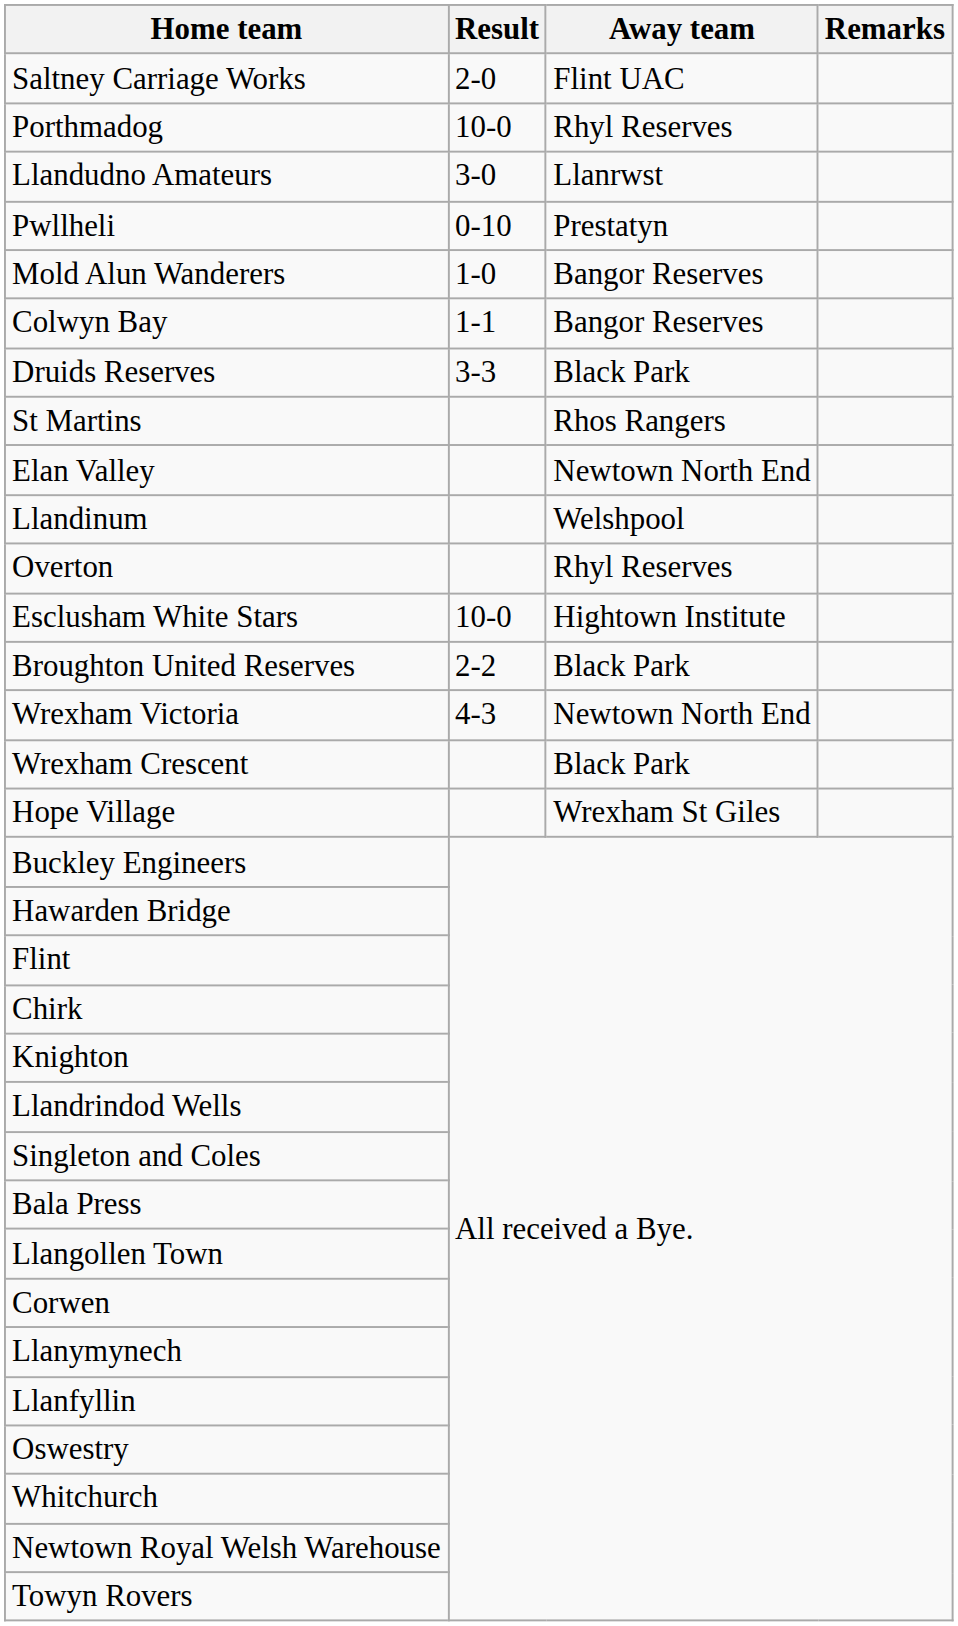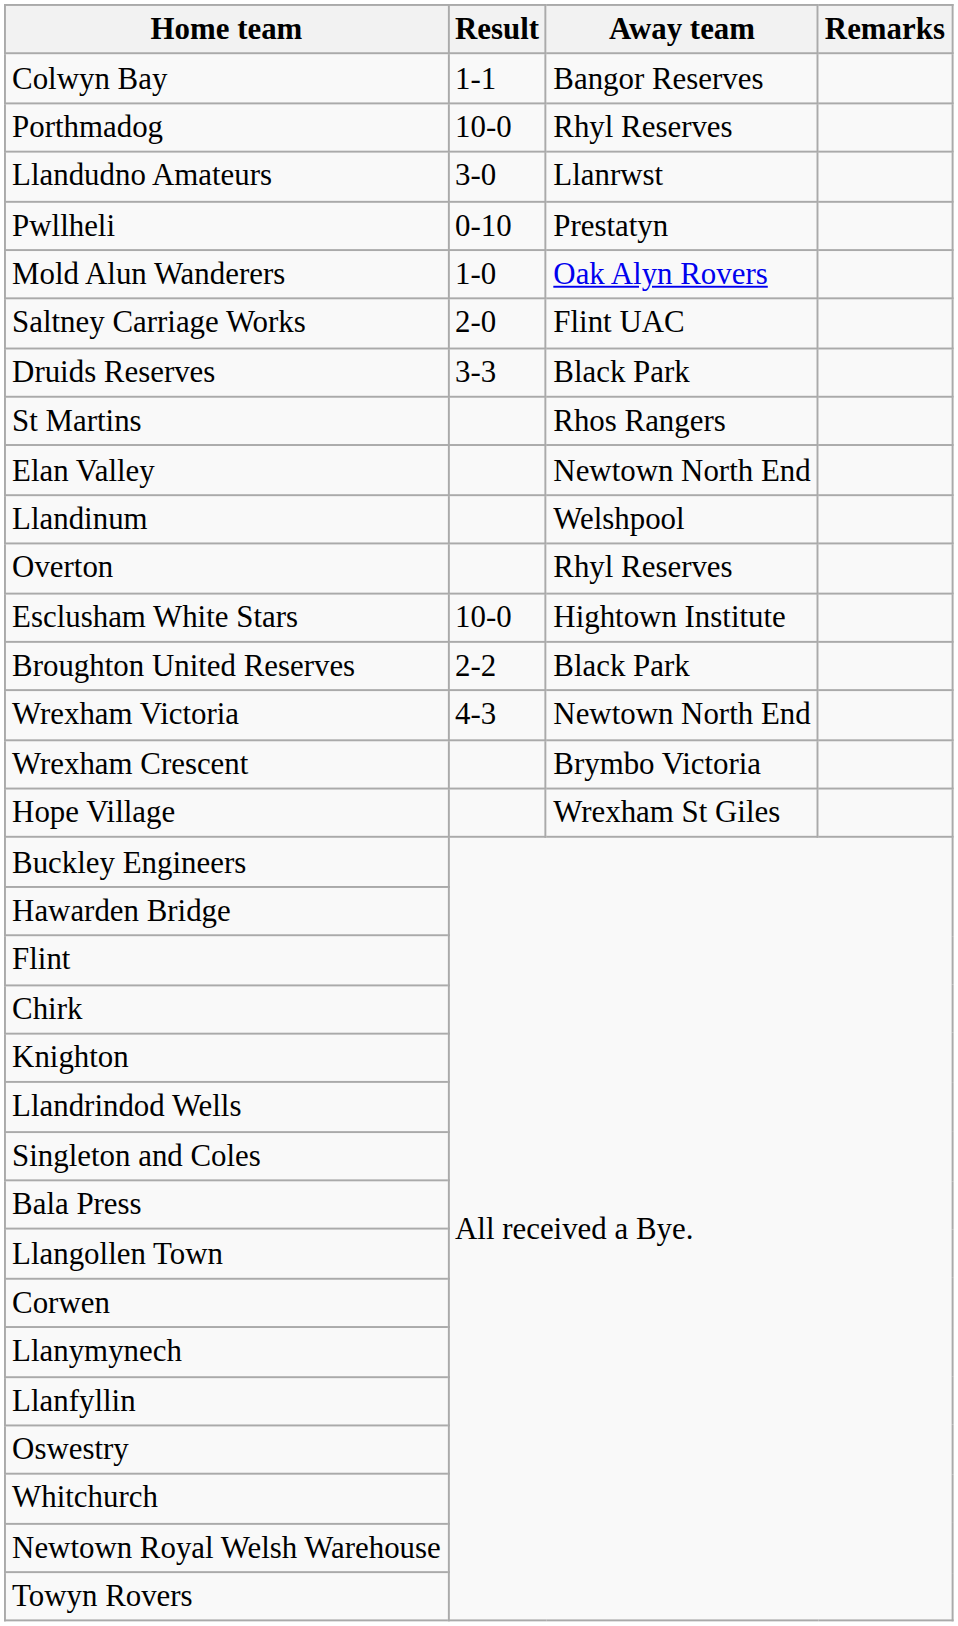rows swapped: (90, 322) <-> (159, 77)
(658, 273) Bangor Reserves -> (661, 273) Oak Alyn Rovers
(622, 763) Black Park -> (657, 763) Brymbo Victoria
